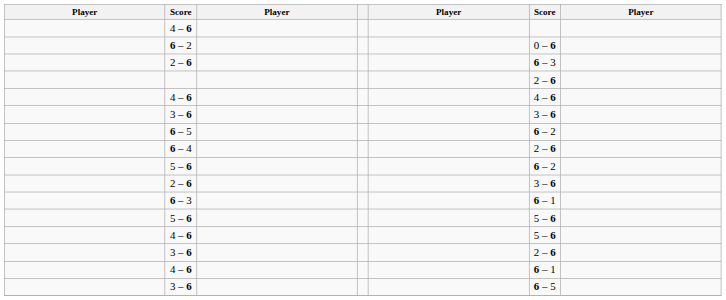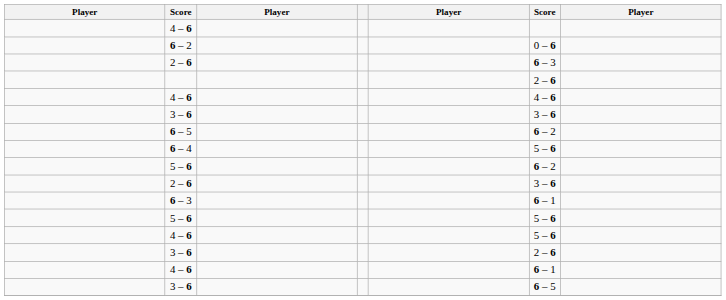(545, 149) 2 – 6 -> (545, 149) 5 – 6
